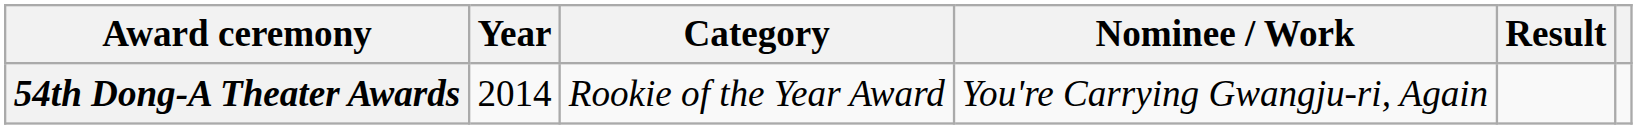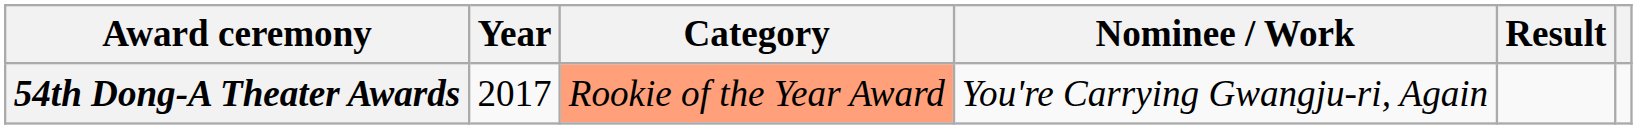(515, 92) 2014 -> (515, 92) 2017
(757, 92) no background -> (757, 92) lightsalmon background
